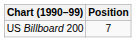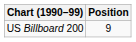(108, 28) 7 -> (108, 28) 9
